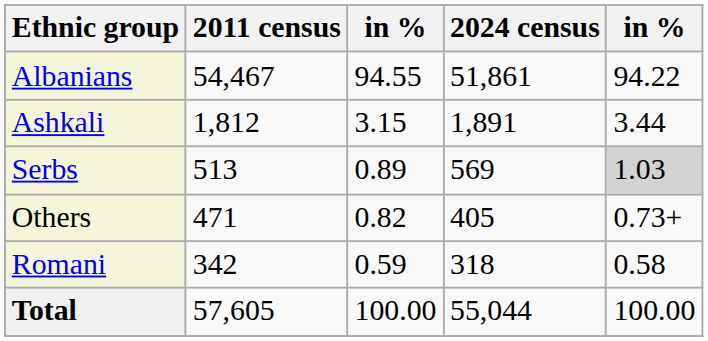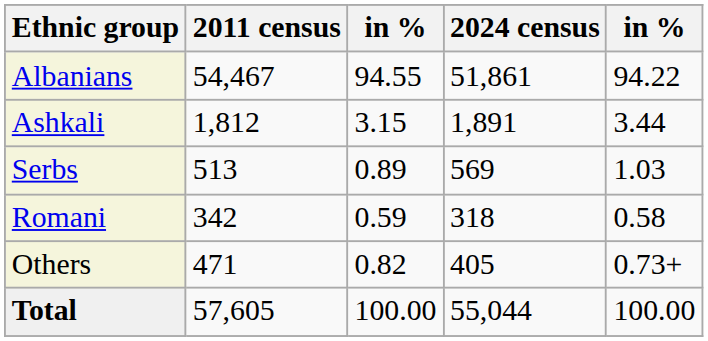(640, 169) lightgrey background -> (640, 169) no background
rows swapped: (59, 264) <-> (51, 216)
